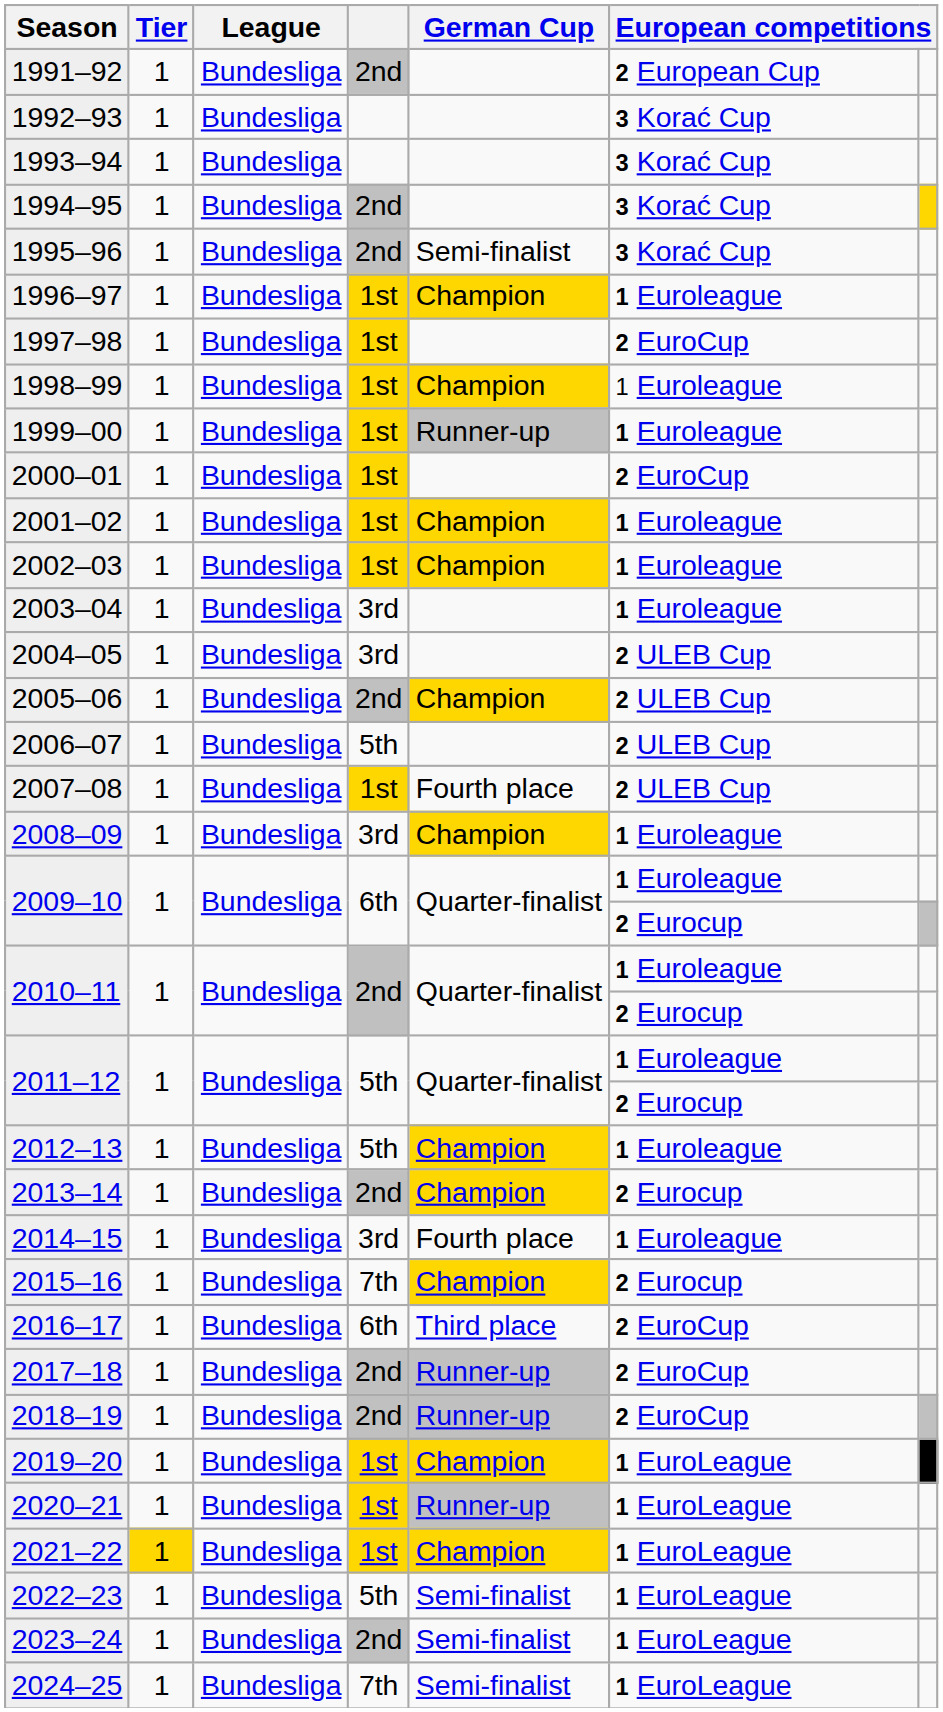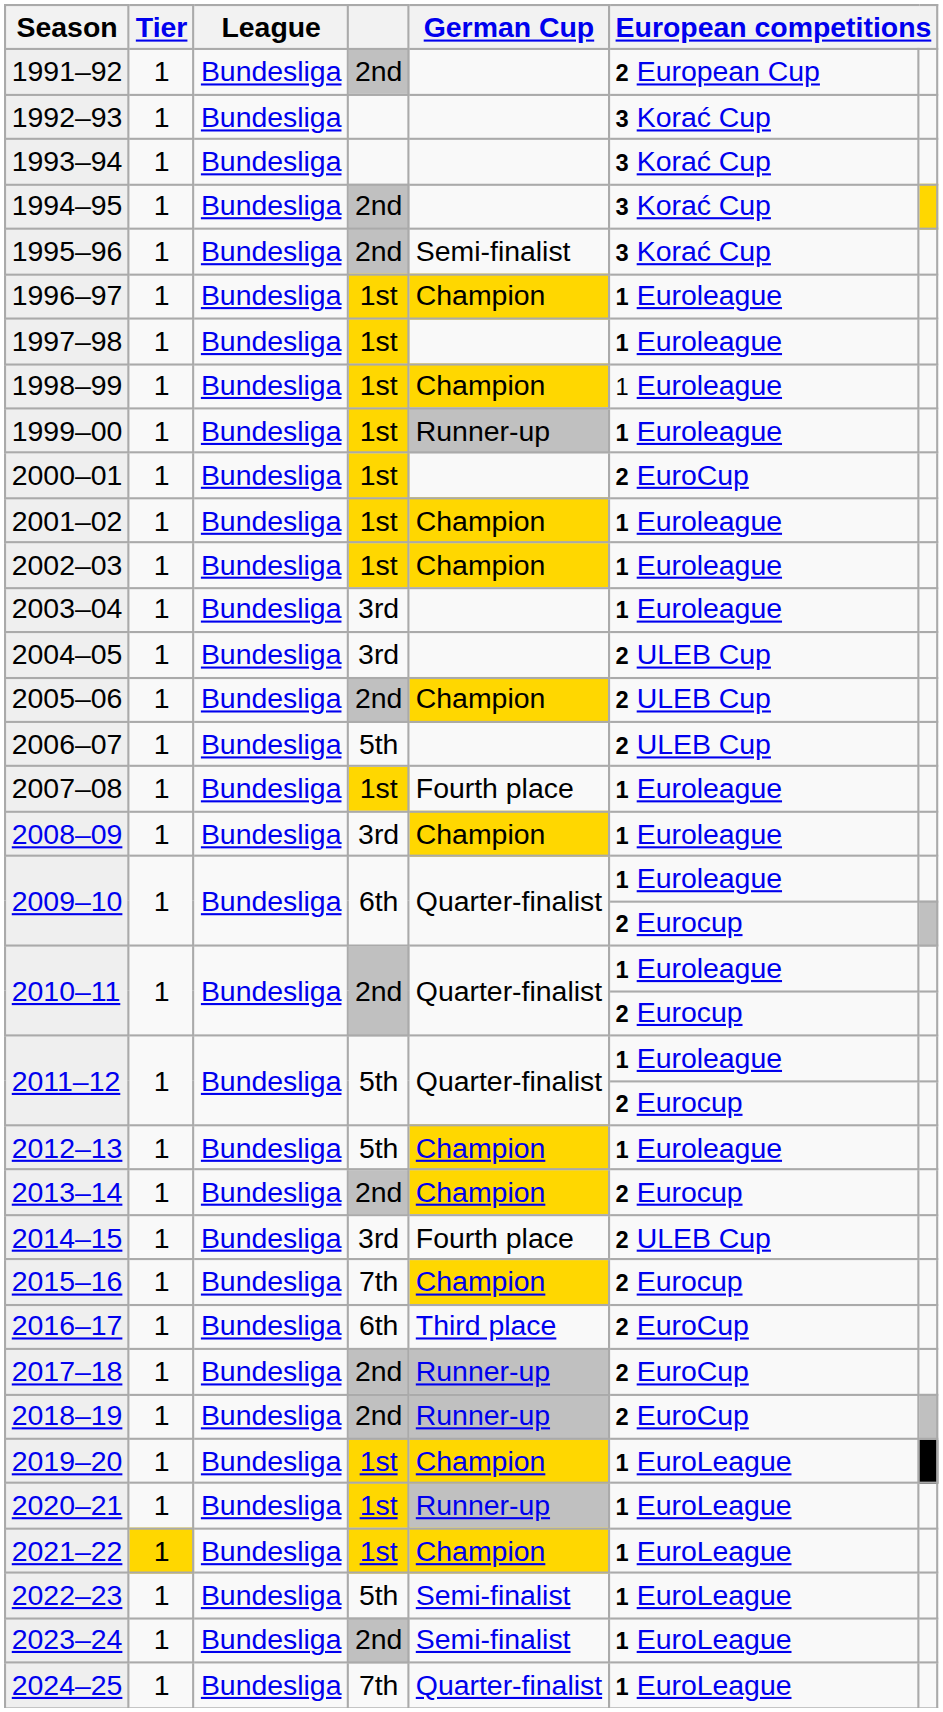(682, 341) 2 EuroCup -> (699, 341) 1 Euroleague
(693, 789) 2 ULEB Cup -> (699, 789) 1 Euroleague
(699, 1237) 1 Euroleague -> (693, 1237) 2 ULEB Cup
(493, 1685) Semi-finalist -> (509, 1685) Quarter-finalist
